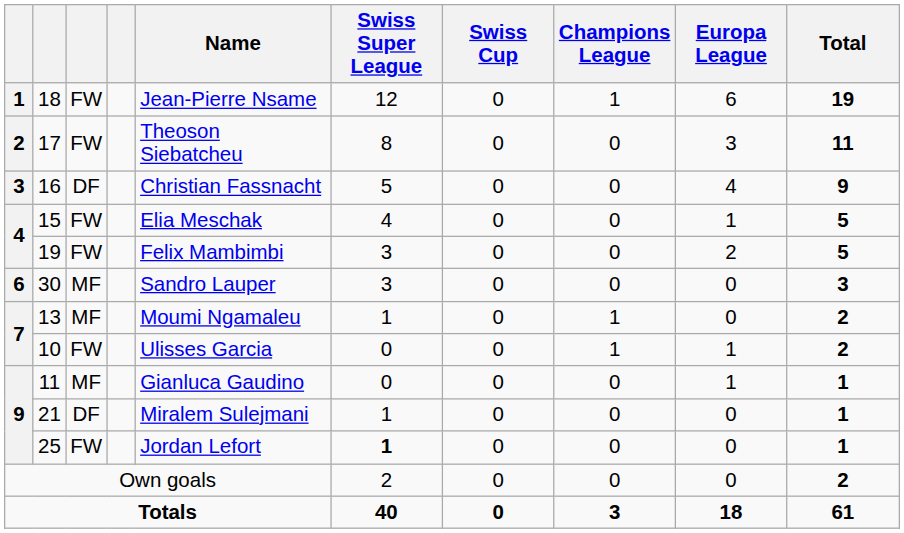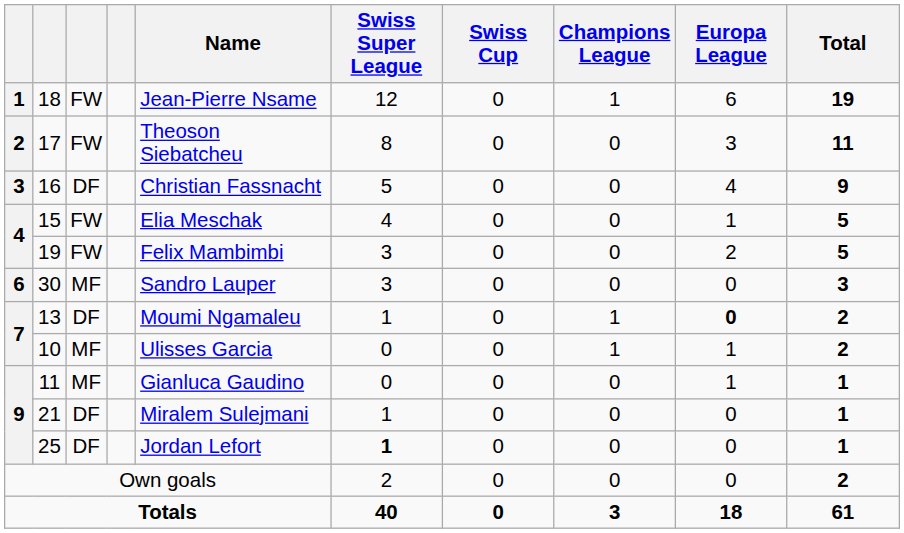(86, 317) MF -> (86, 317) DF
(731, 317) normal -> (731, 317) bold
(86, 349) FW -> (86, 349) MF
(86, 447) FW -> (86, 447) DF
